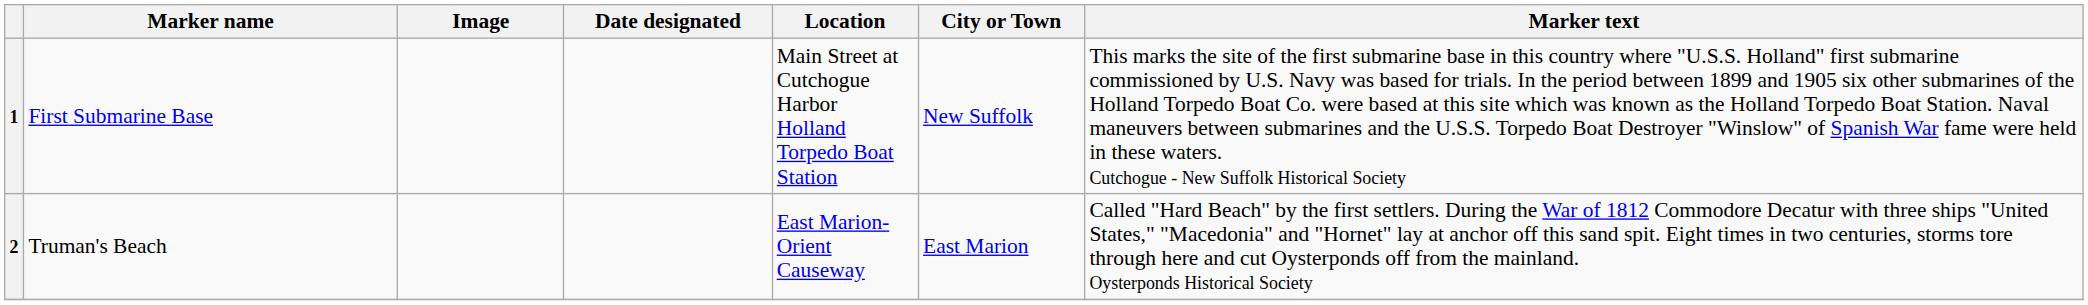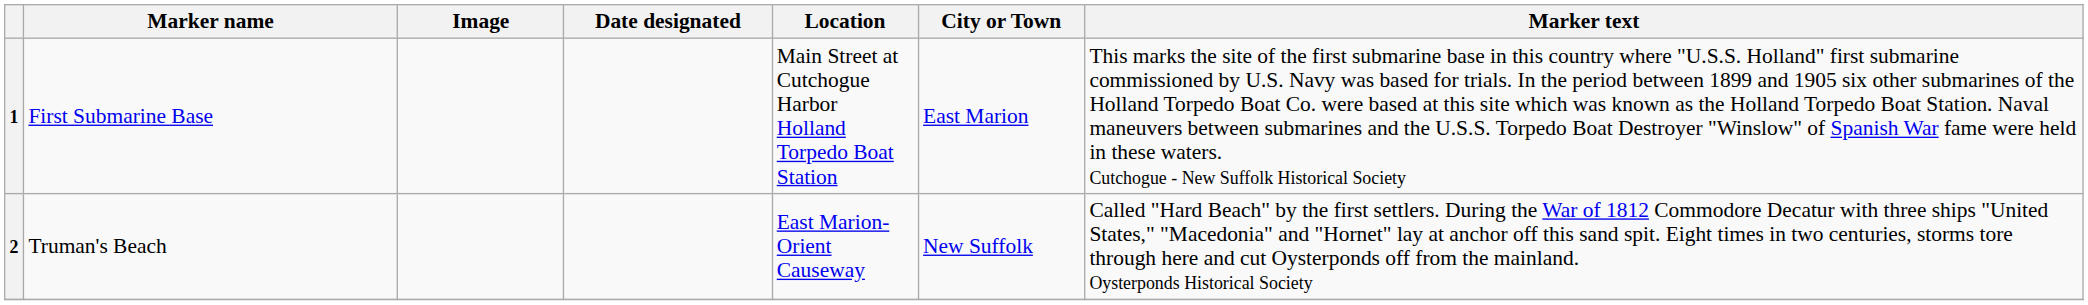(978, 115) New Suffolk -> (976, 115) East Marion
(976, 246) East Marion -> (978, 246) New Suffolk
